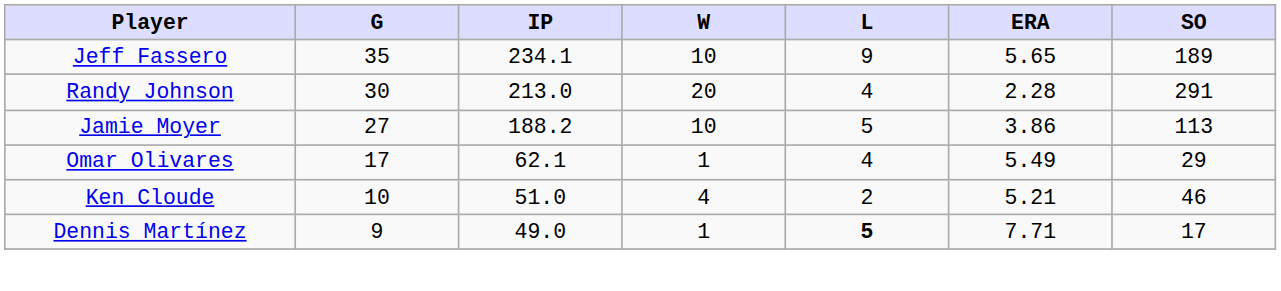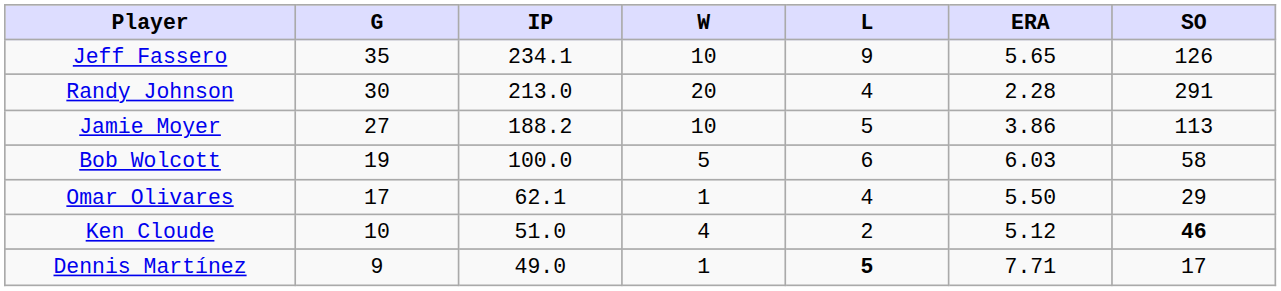(1194, 57) 189 -> (1194, 57) 126
+ row: (150, 162)
(1030, 162) 5.49 -> (1030, 197) 5.50
(1030, 197) 5.21 -> (1030, 232) 5.12
(1194, 197) normal -> (1194, 232) bold
